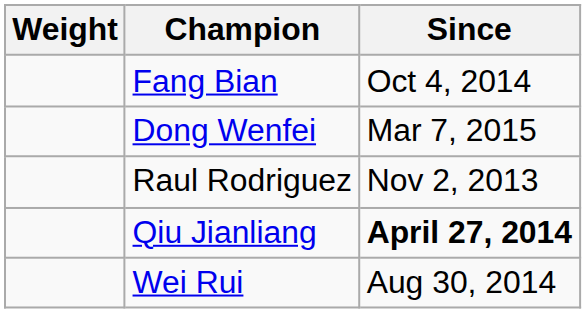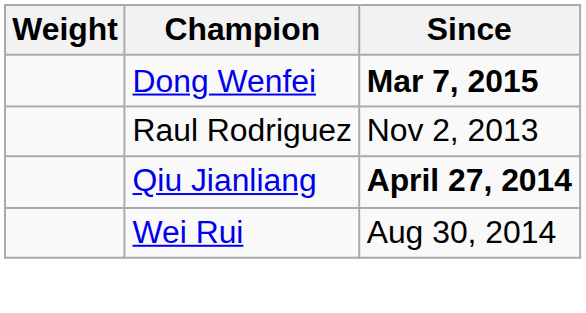- row: (205, 80)
(452, 130) normal -> (453, 80) bold
